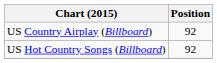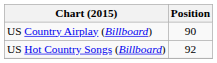(190, 31) 92 -> (190, 31) 90
